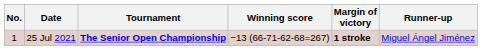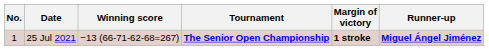columns swapped: (153, 17) <-> (280, 17)
(428, 38) normal -> (431, 38) bold
